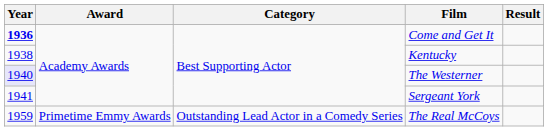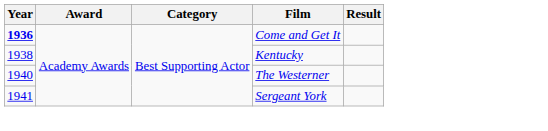(20, 75) lavender background -> (20, 75) no background
- row: (454, 116)
